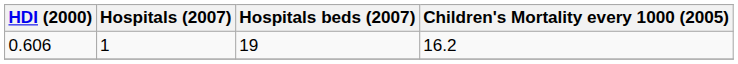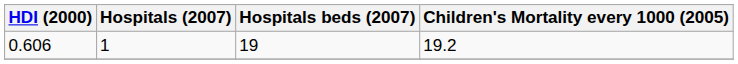(440, 45) 16.2 -> (440, 45) 19.2
